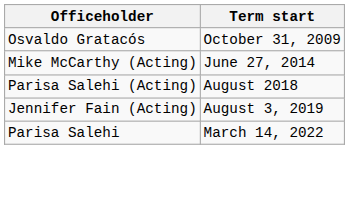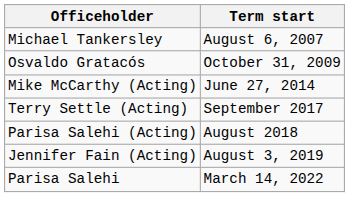+ row: (85, 40)
+ row: (98, 109)
